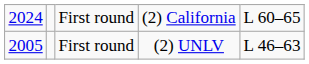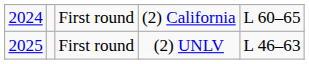(26, 45) 2005 -> (26, 45) 2025
